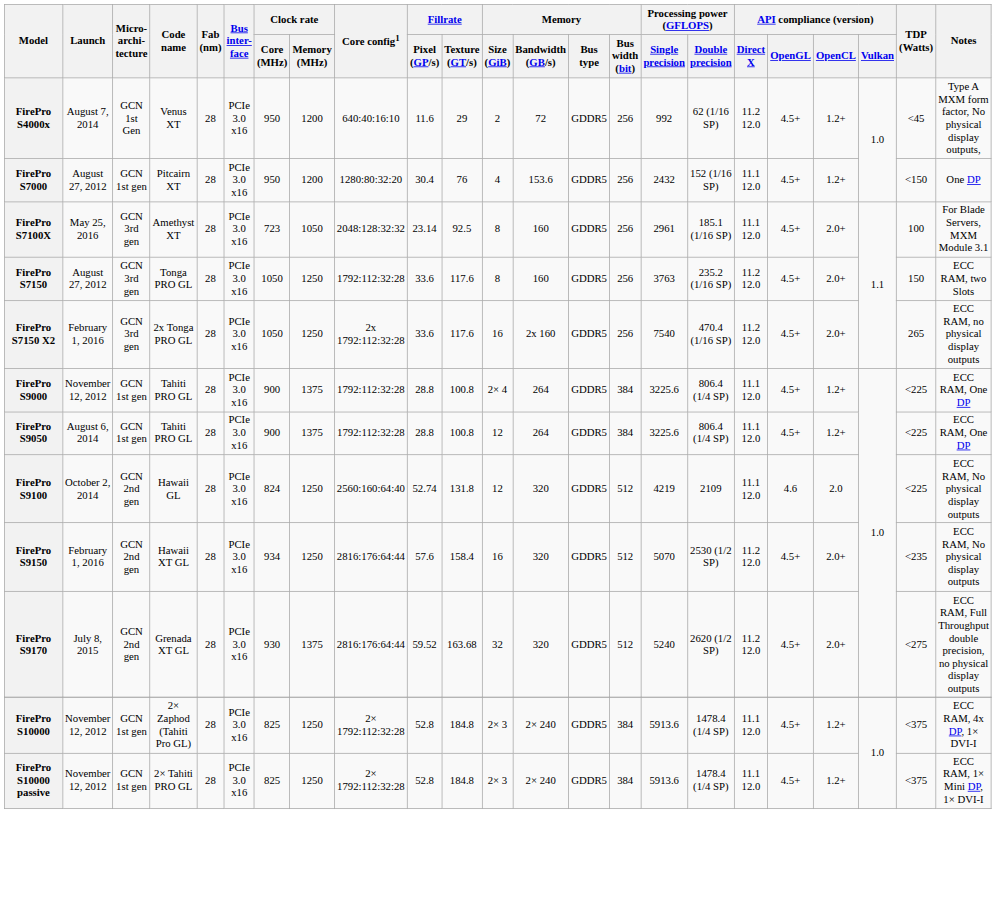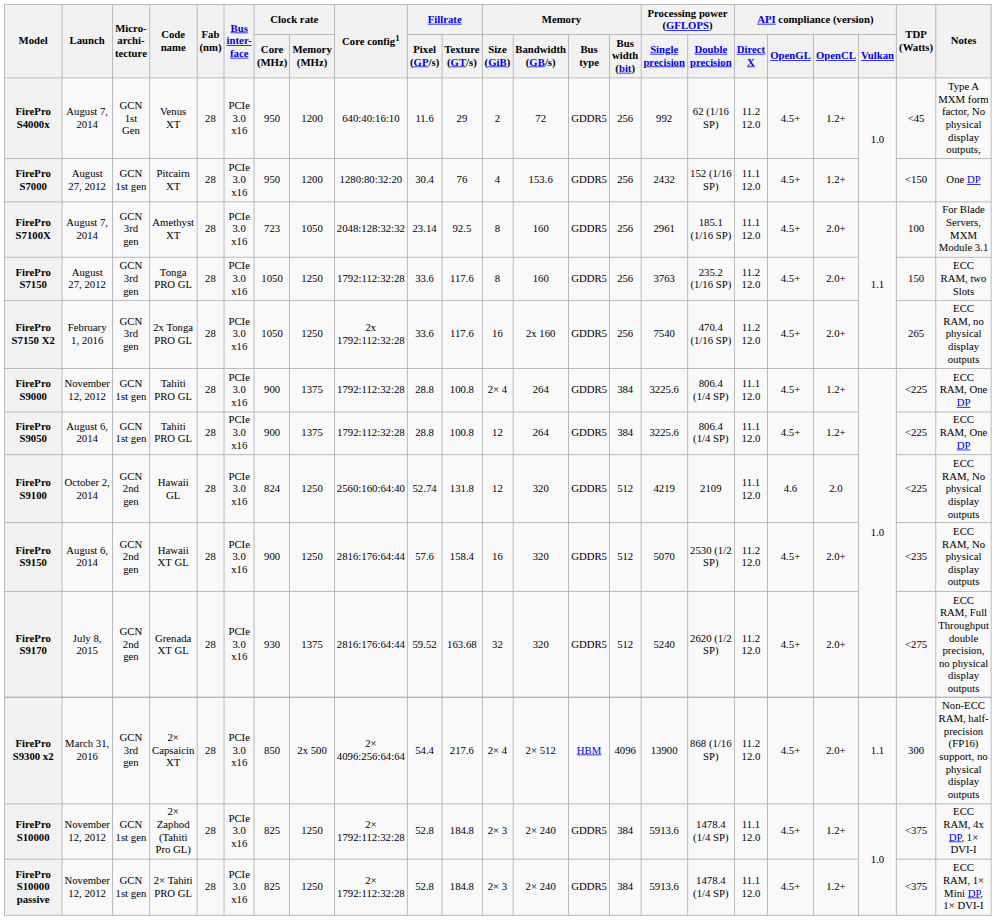(88, 229) May 25, 2016 -> (87, 229) August 7, 2014
(88, 556) February 1, 2016 -> (87, 556) August 6, 2014
(272, 556) 934 -> (272, 556) 900
+ row: (33, 750)
